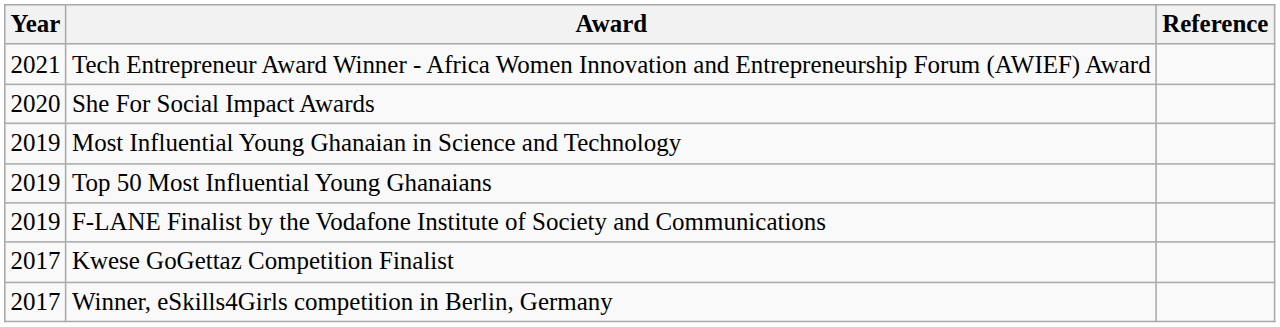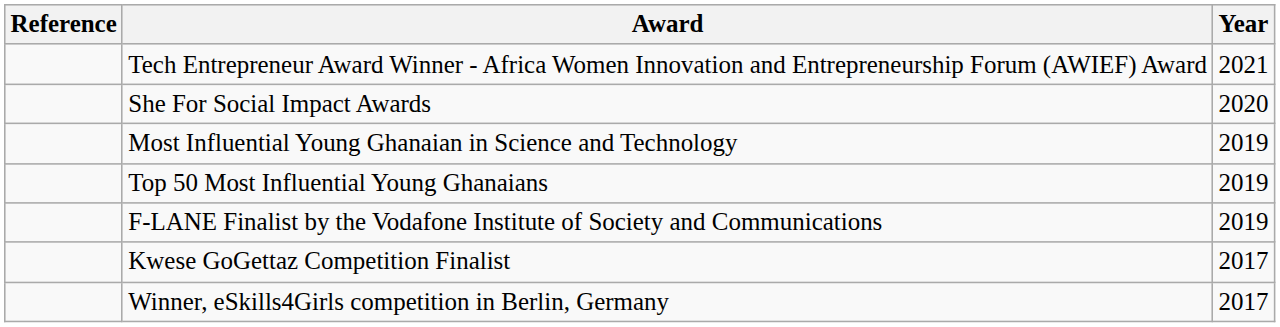columns swapped: (35, 24) <-> (1215, 24)
